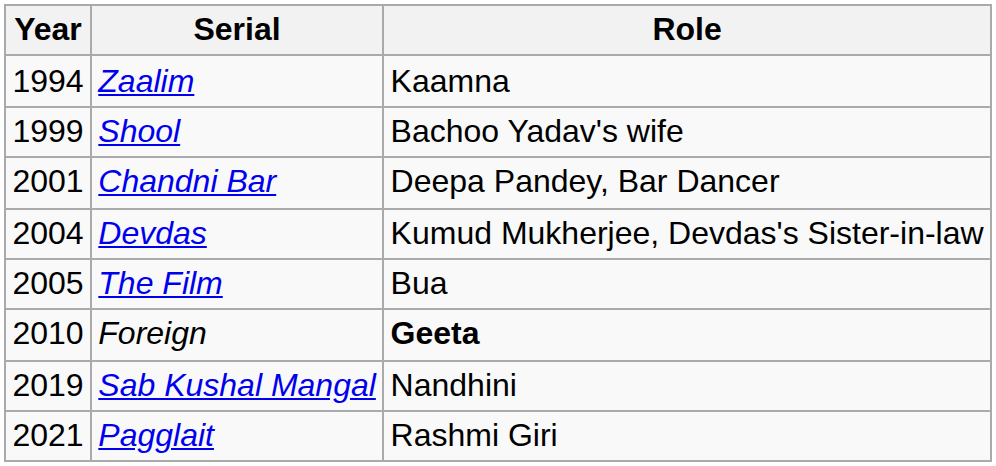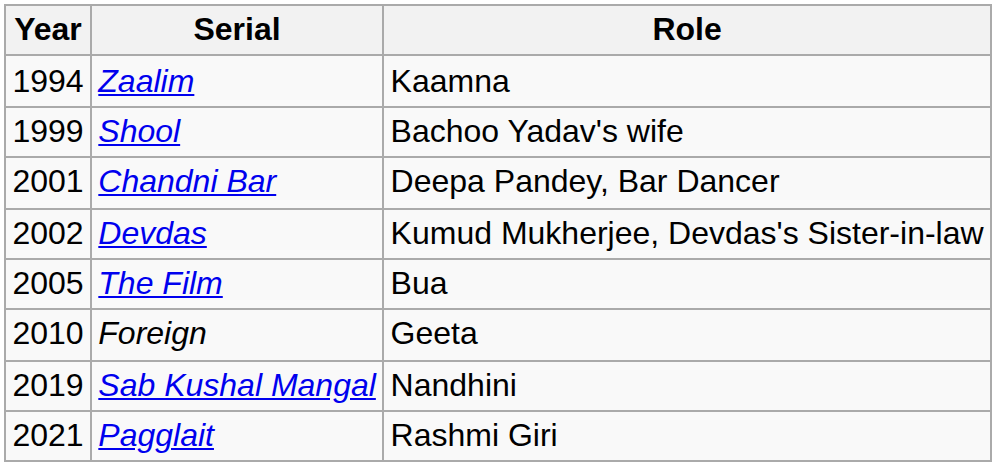(48, 232) 2004 -> (48, 232) 2002
(435, 334) bold -> (434, 334) normal
